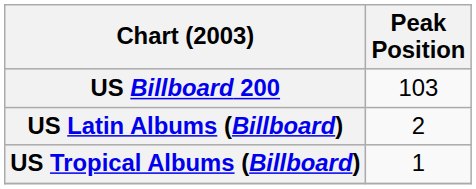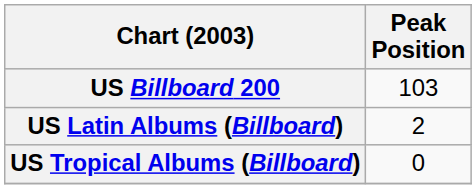(418, 163) 1 -> (418, 163) 0
